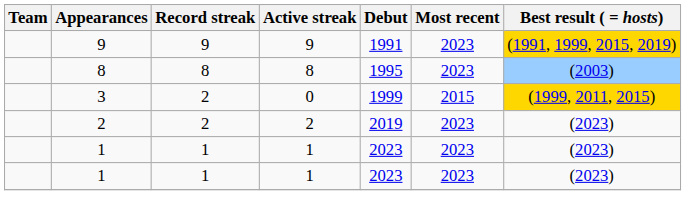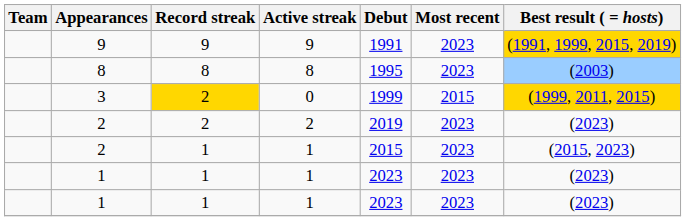(205, 96) no background -> (205, 96) gold background
+ row: (101, 149)
